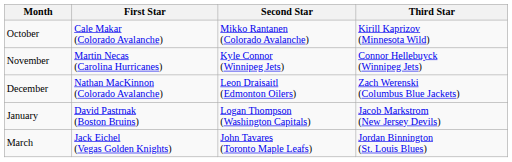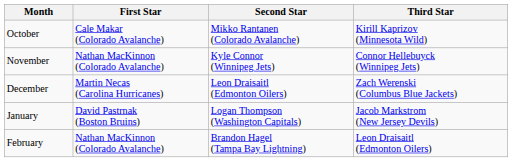(118, 61) Martin Necas (Carolina Hurricanes) -> (120, 61) Nathan MacKinnon (Colorado Avalanche)
(118, 88) Nathan MacKinnon (Colorado Avalanche) -> (119, 88) Martin Necas (Carolina Hurricanes)
+ row: (25, 143)
- row: (20, 143)
